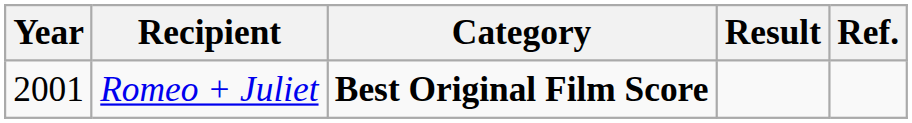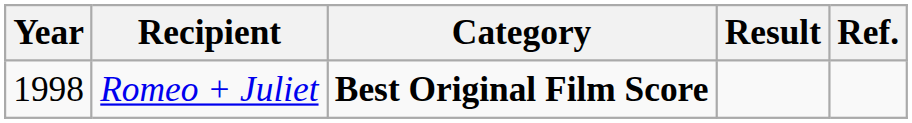(49, 88) 2001 -> (49, 88) 1998
